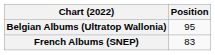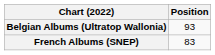(190, 27) 95 -> (190, 27) 93
